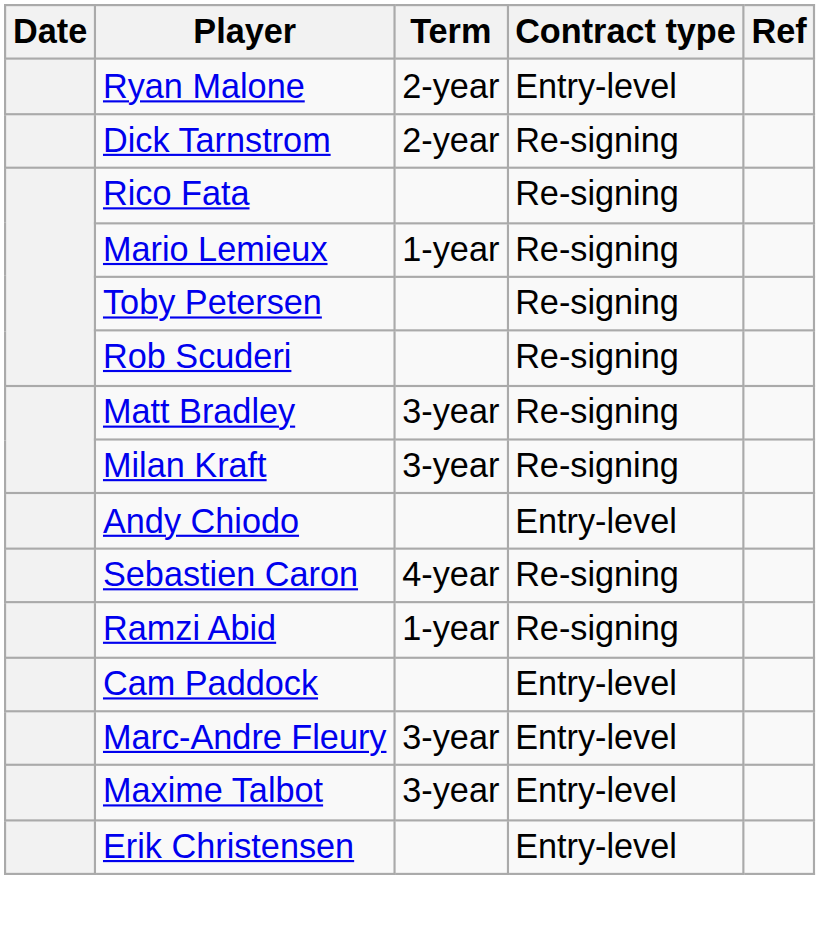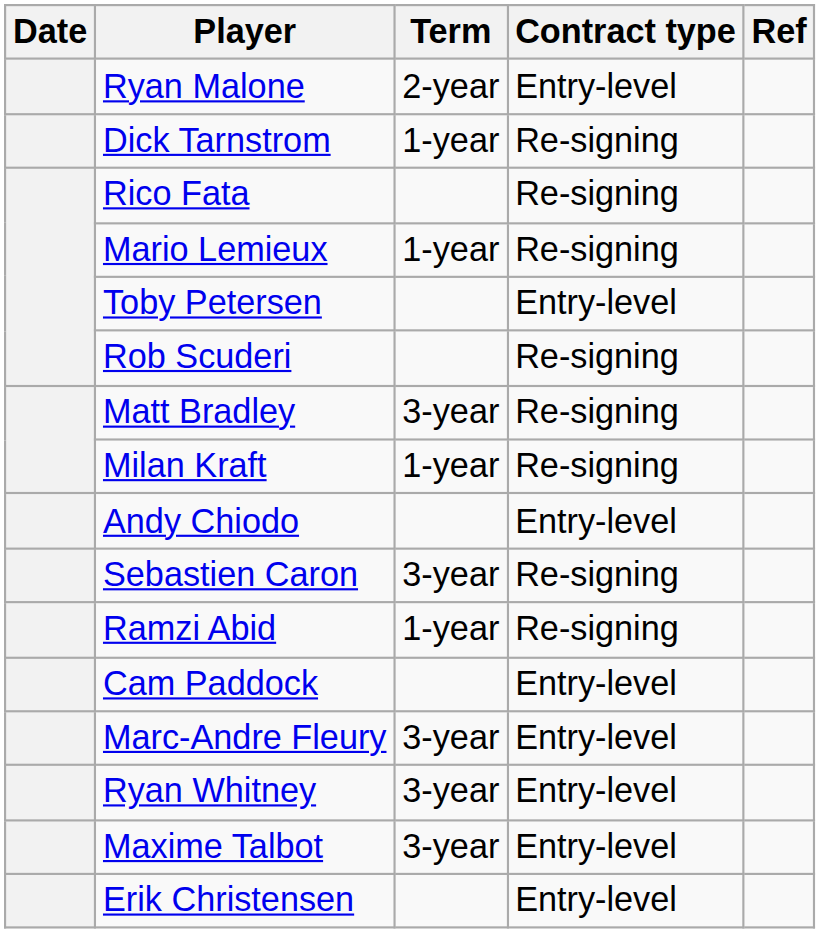(451, 140) 2-year -> (451, 140) 1-year
(597, 303) Re-signing -> (596, 303) Entry-level
(451, 466) 3-year -> (451, 466) 1-year
(451, 574) 4-year -> (451, 574) 3-year
+ row: (210, 791)
